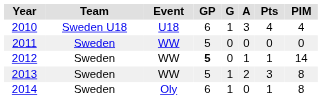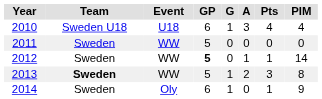(95, 74) normal -> (95, 74) bold
(301, 90) 8 -> (301, 90) 9
